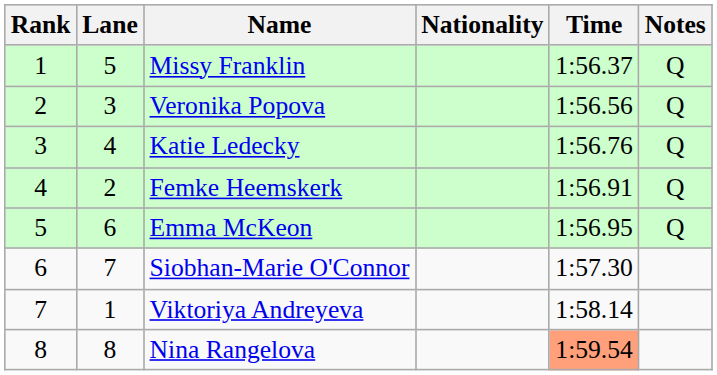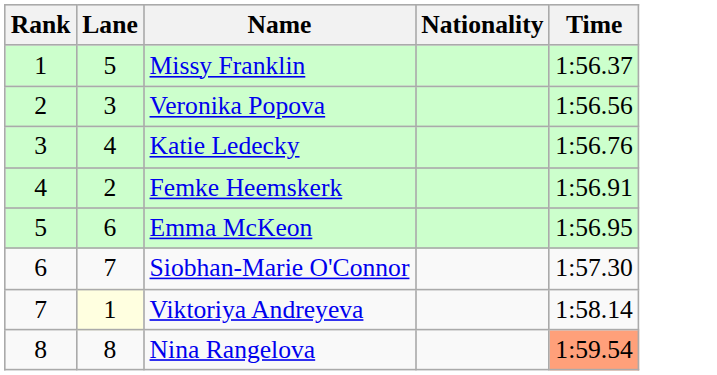- column: (675, 24)
(110, 308) no background -> (110, 308) lightyellow background
